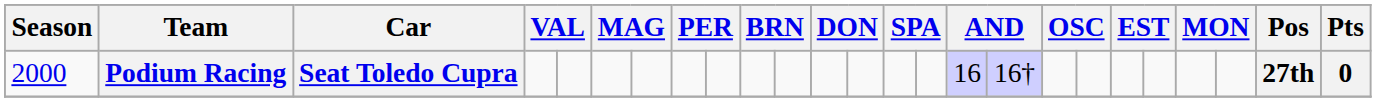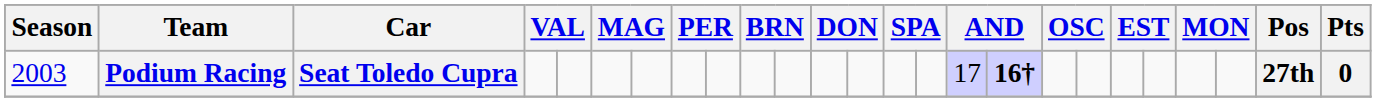(39, 72) 2000 -> (39, 72) 2003
(967, 72) 16 -> (967, 72) 17
(1015, 72) normal -> (1015, 72) bold
